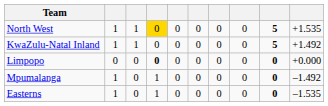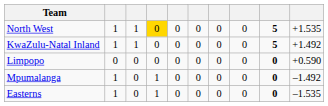(157, 61) bold -> (157, 61) normal
(307, 61) +0.000 -> (307, 61) +0.590
